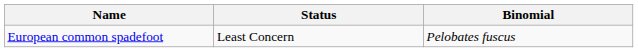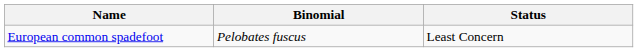columns swapped: (528, 15) <-> (319, 15)
